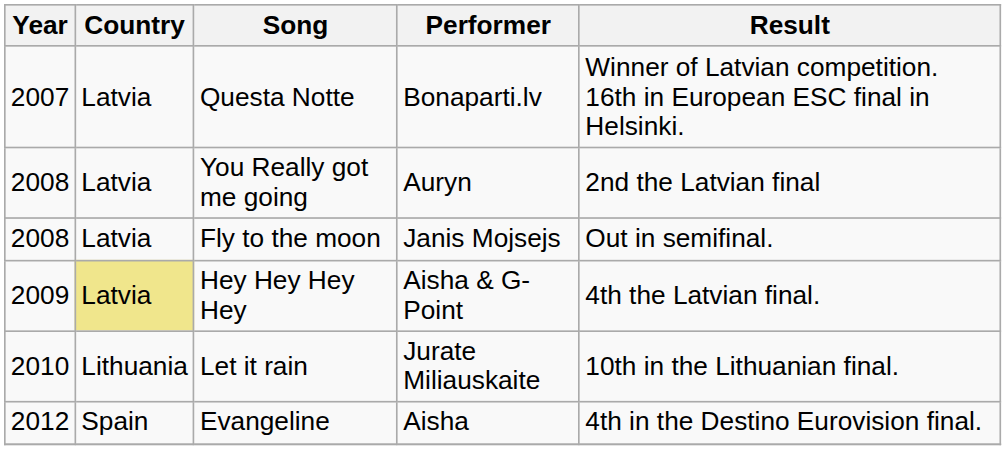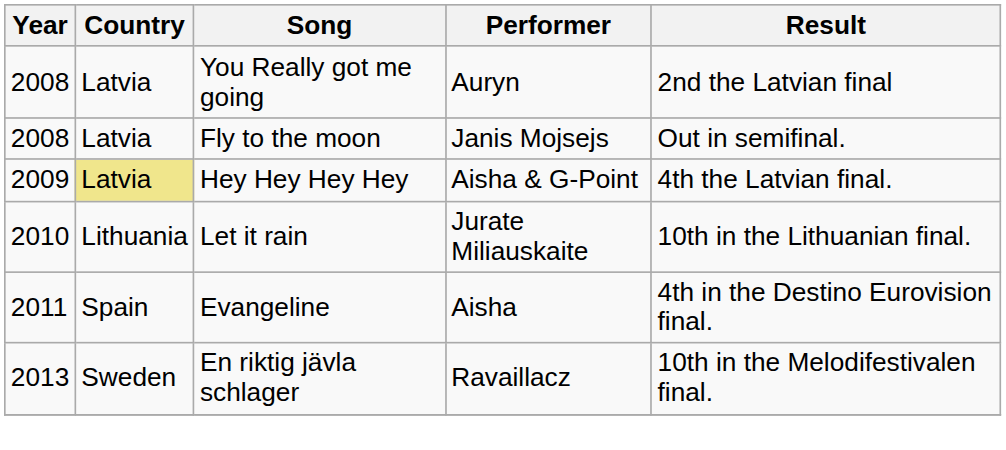- row: (277, 96)
(40, 422) 2012 -> (39, 307) 2011
+ row: (278, 378)
